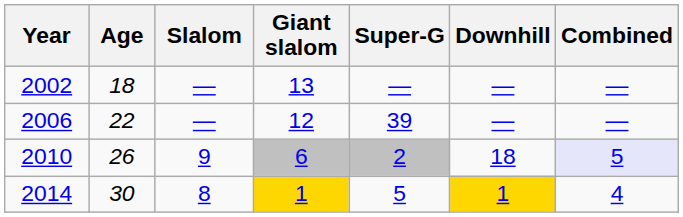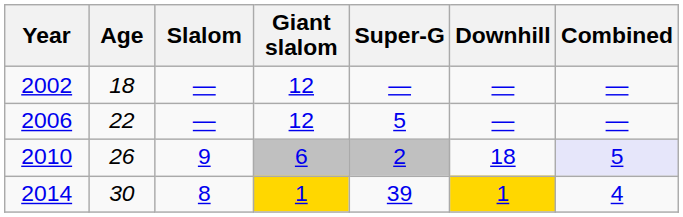(301, 84) 13 -> (301, 84) 12
(400, 120) 39 -> (400, 120) 5
(400, 193) 5 -> (400, 193) 39
